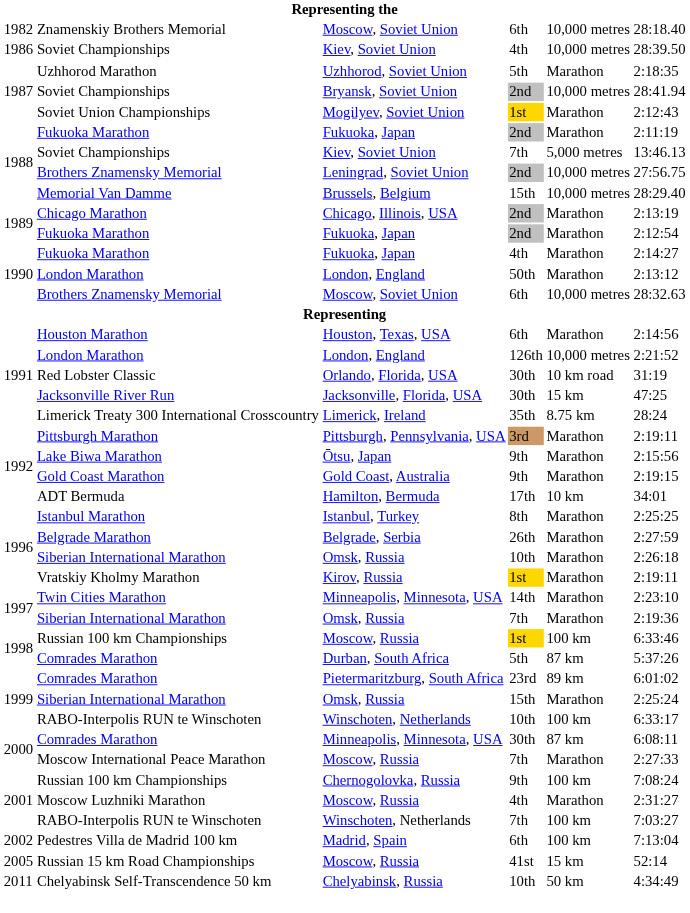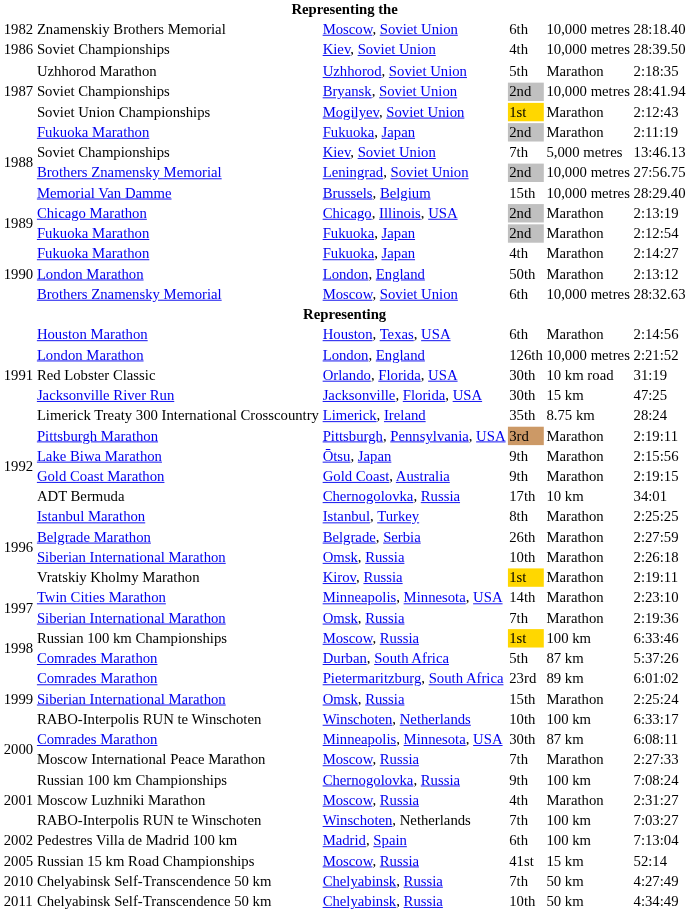(381, 496) Hamilton, Bermuda -> (391, 496) Chernogolovka, Russia
+ row: (18, 881)
